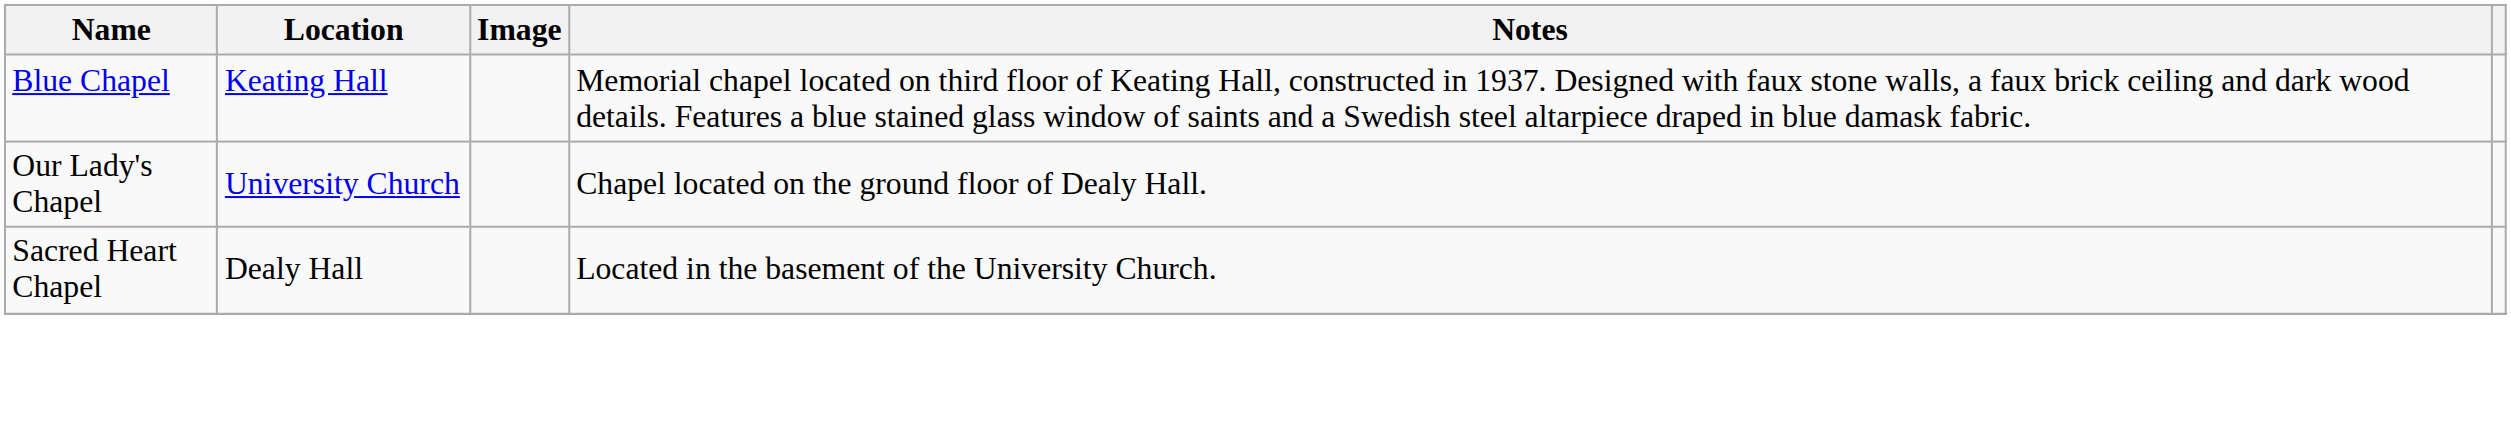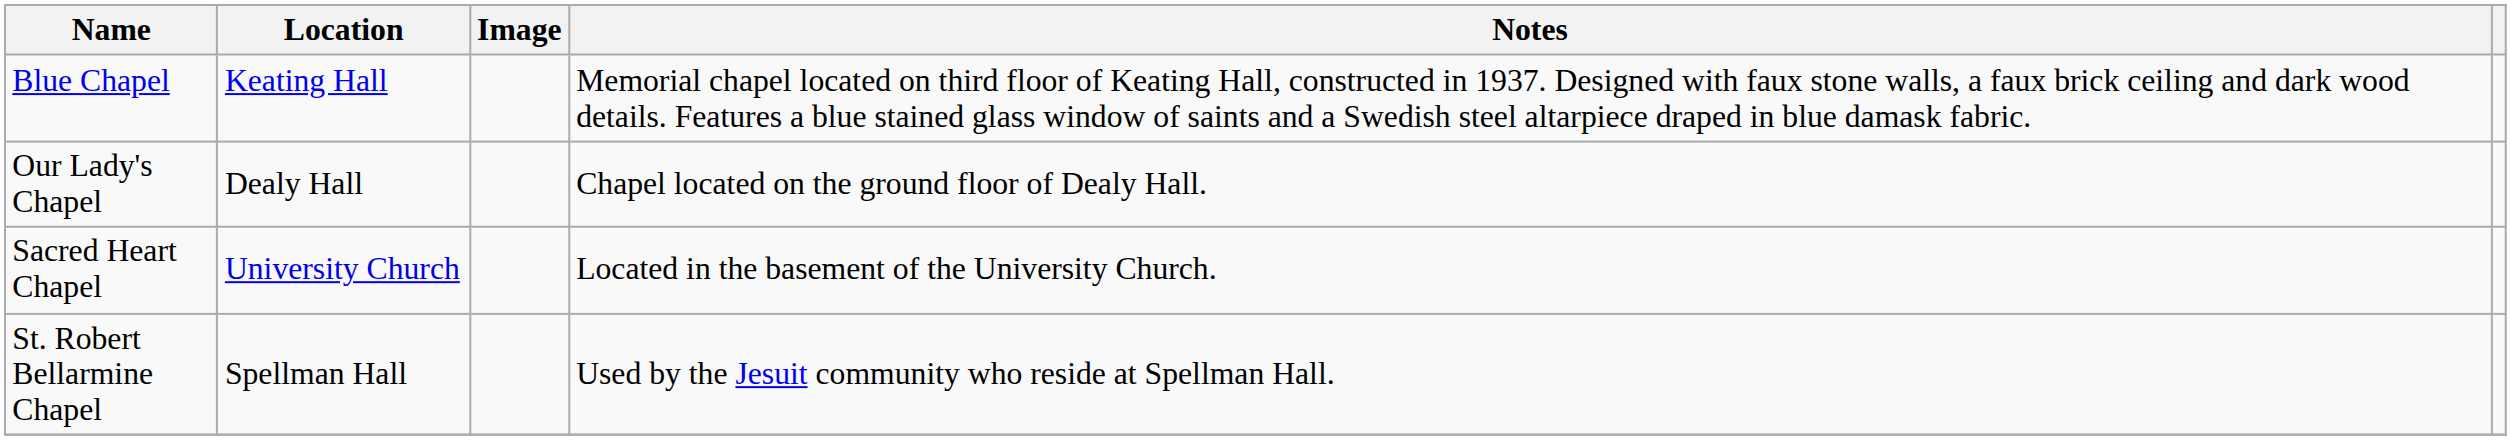(342, 183) University Church -> (294, 183) Dealy Hall
(294, 269) Dealy Hall -> (342, 269) University Church
+ row: (83, 373)
